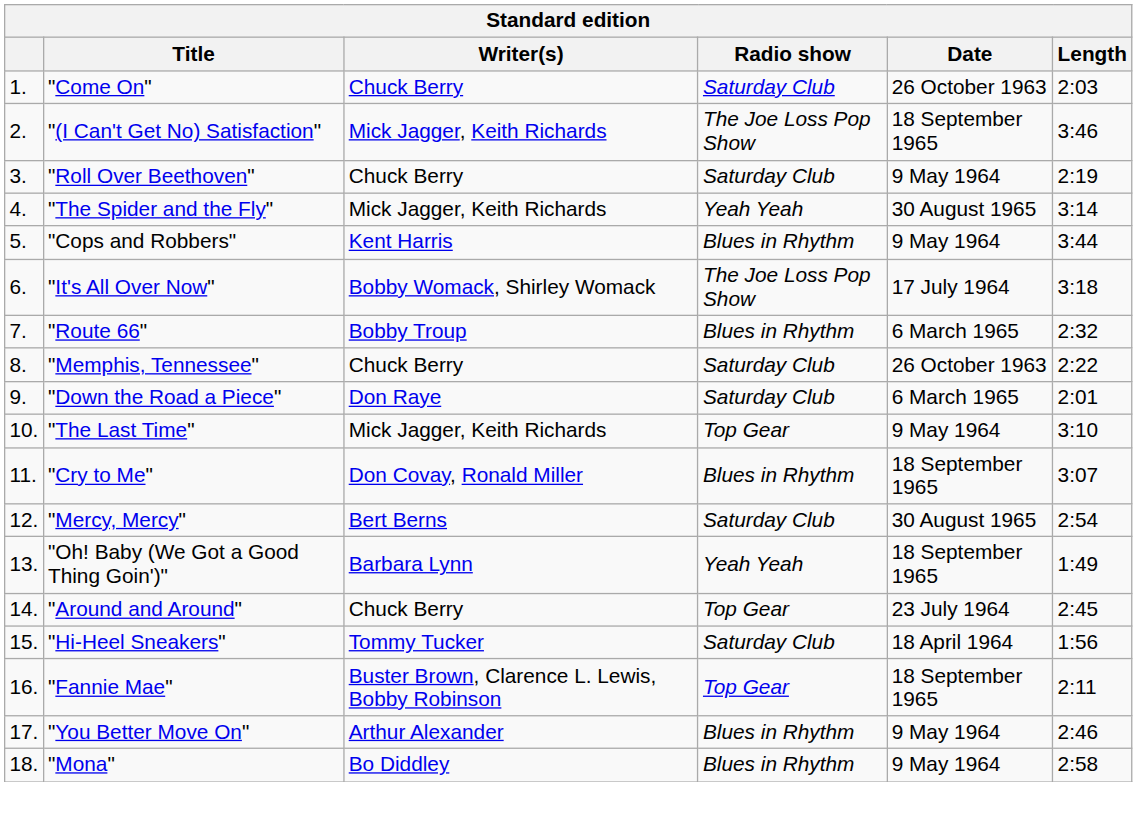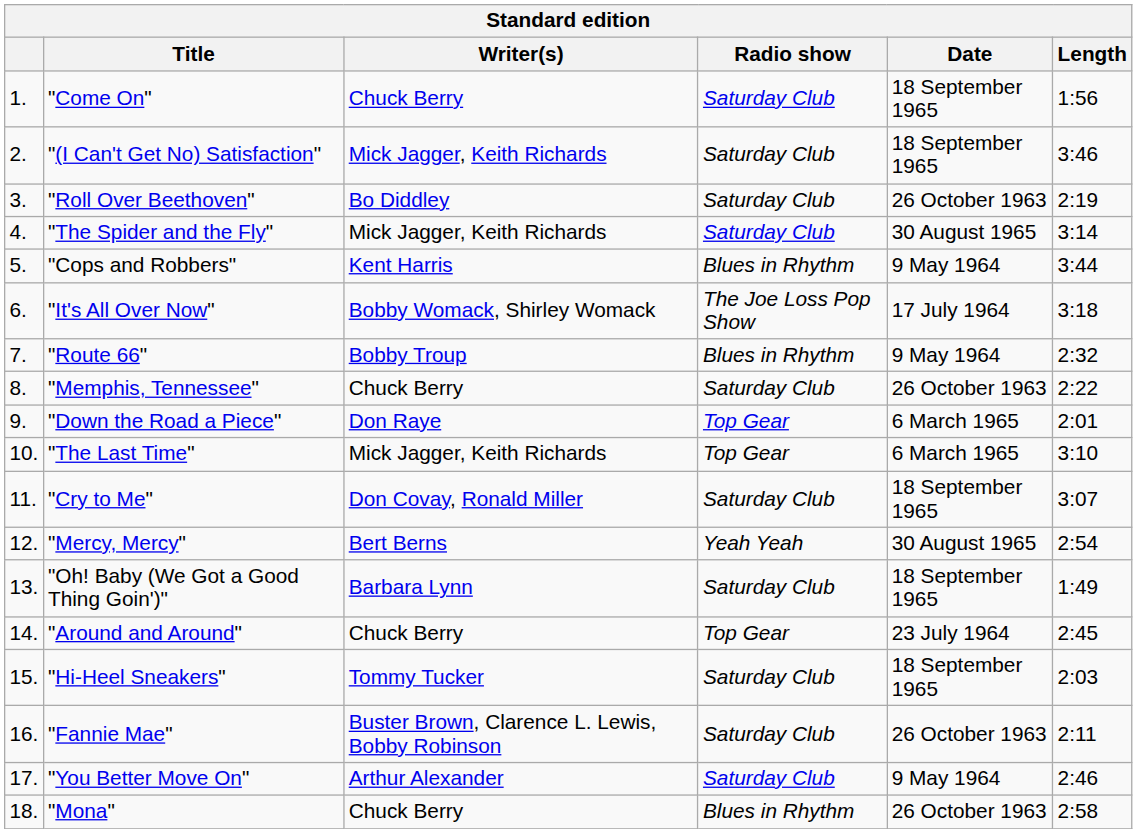(969, 86) 26 October 1963 -> (957, 98) 18 September 1965
(1078, 86) 2:03 -> (1078, 98) 1:56
(787, 131) The Joe Loss Pop Show -> (769, 155) Saturday Club
(406, 176) Chuck Berry -> (399, 199) Bo Diddley
(946, 176) 9 May 1964 -> (969, 199) 26 October 1963
(753, 209) Yeah Yeah -> (769, 232) Saturday Club
(955, 331) 6 March 1965 -> (946, 355) 9 May 1964
(769, 397) Saturday Club -> (746, 421) Top Gear
(946, 430) 9 May 1964 -> (955, 454) 6 March 1965
(779, 475) Blues in Rhythm -> (769, 498) Saturday Club
(769, 520) Saturday Club -> (753, 543) Yeah Yeah
(753, 564) Yeah Yeah -> (769, 588) Saturday Club
(952, 642) 18 April 1964 -> (957, 677) 18 September 1965
(1078, 642) 1:56 -> (1078, 677) 2:03
(746, 687) Top Gear -> (769, 733) Saturday Club
(957, 687) 18 September 1965 -> (969, 733) 26 October 1963
(779, 731) Blues in Rhythm -> (769, 778) Saturday Club
(399, 764) Bo Diddley -> (406, 811) Chuck Berry
(946, 764) 9 May 1964 -> (969, 811) 26 October 1963
